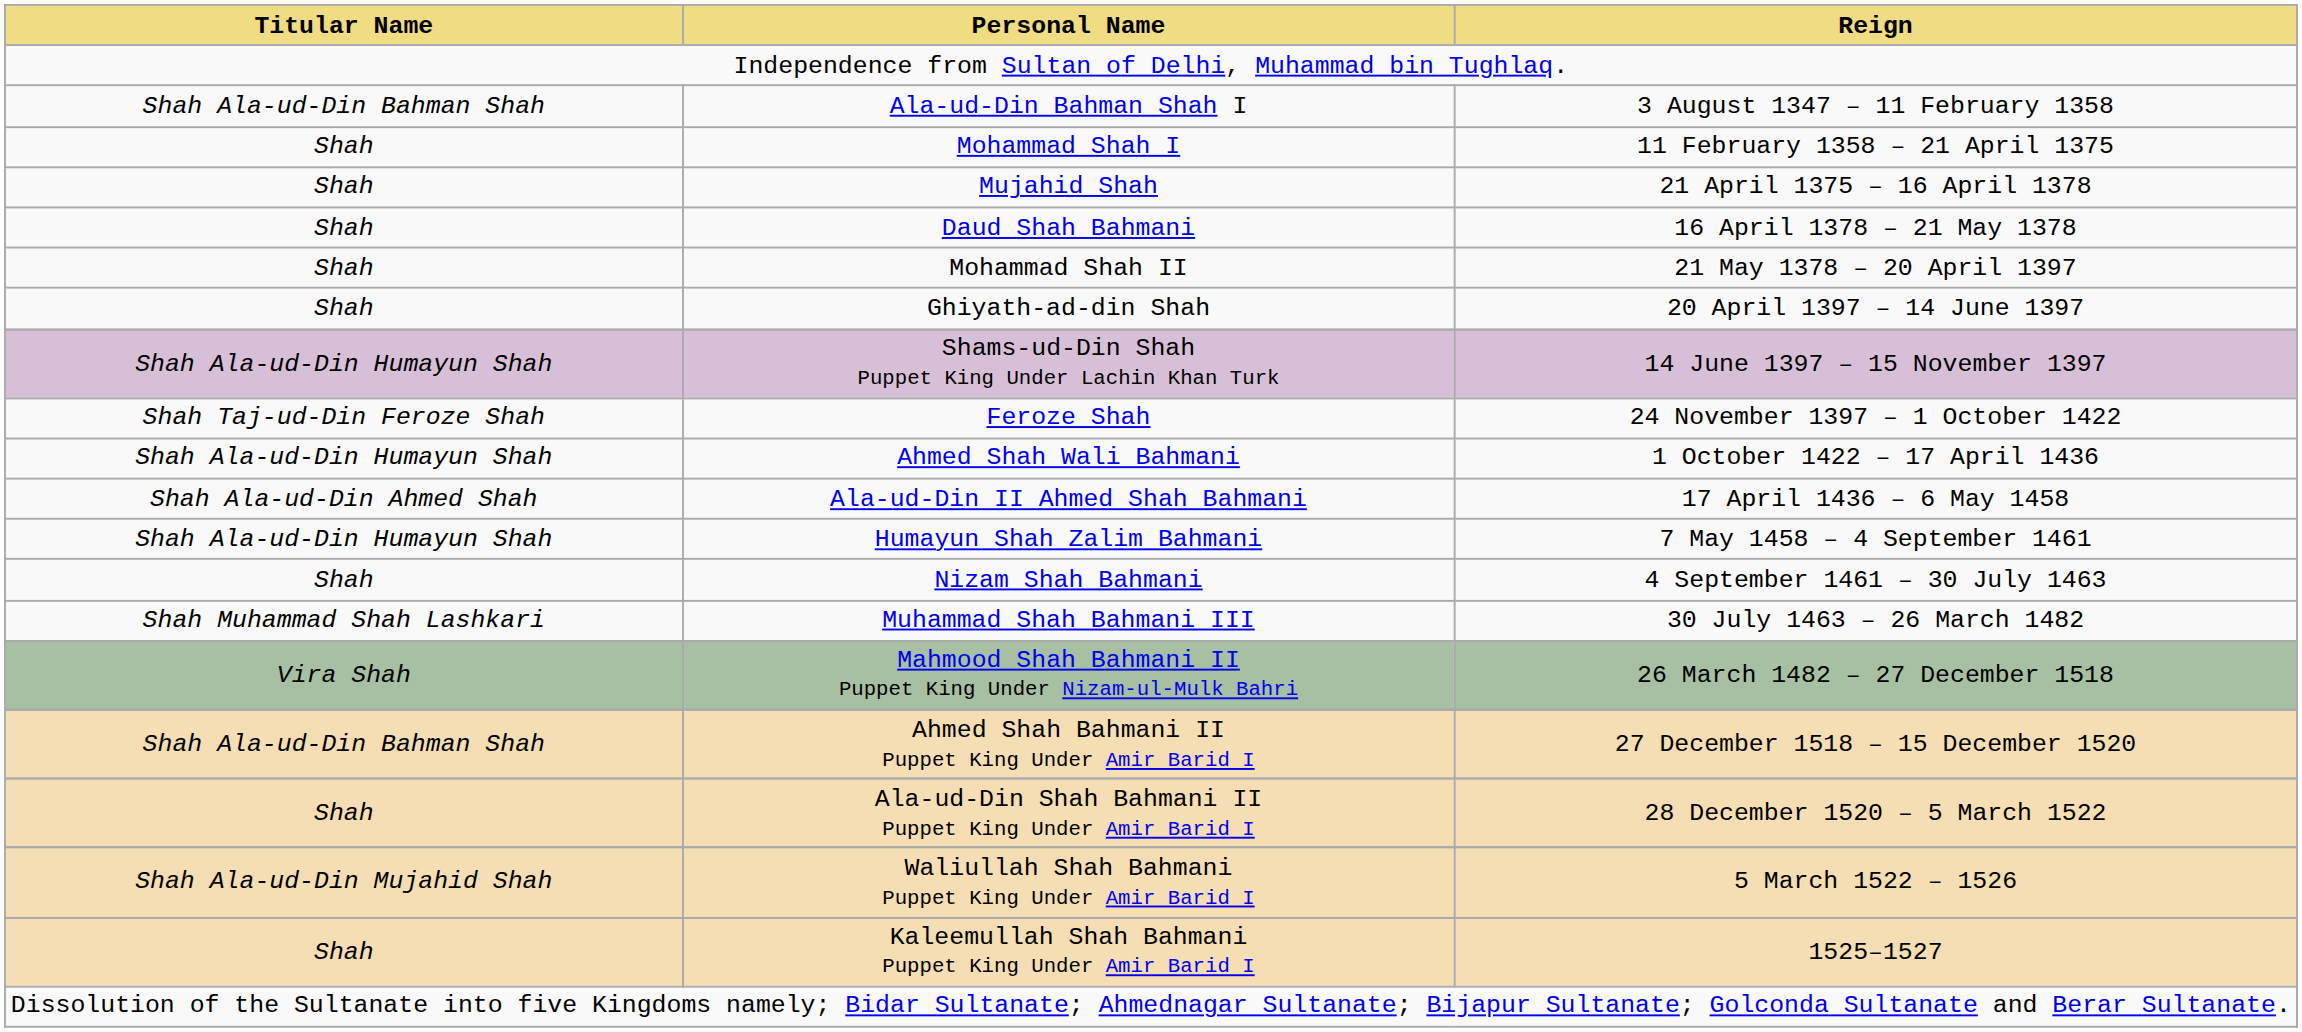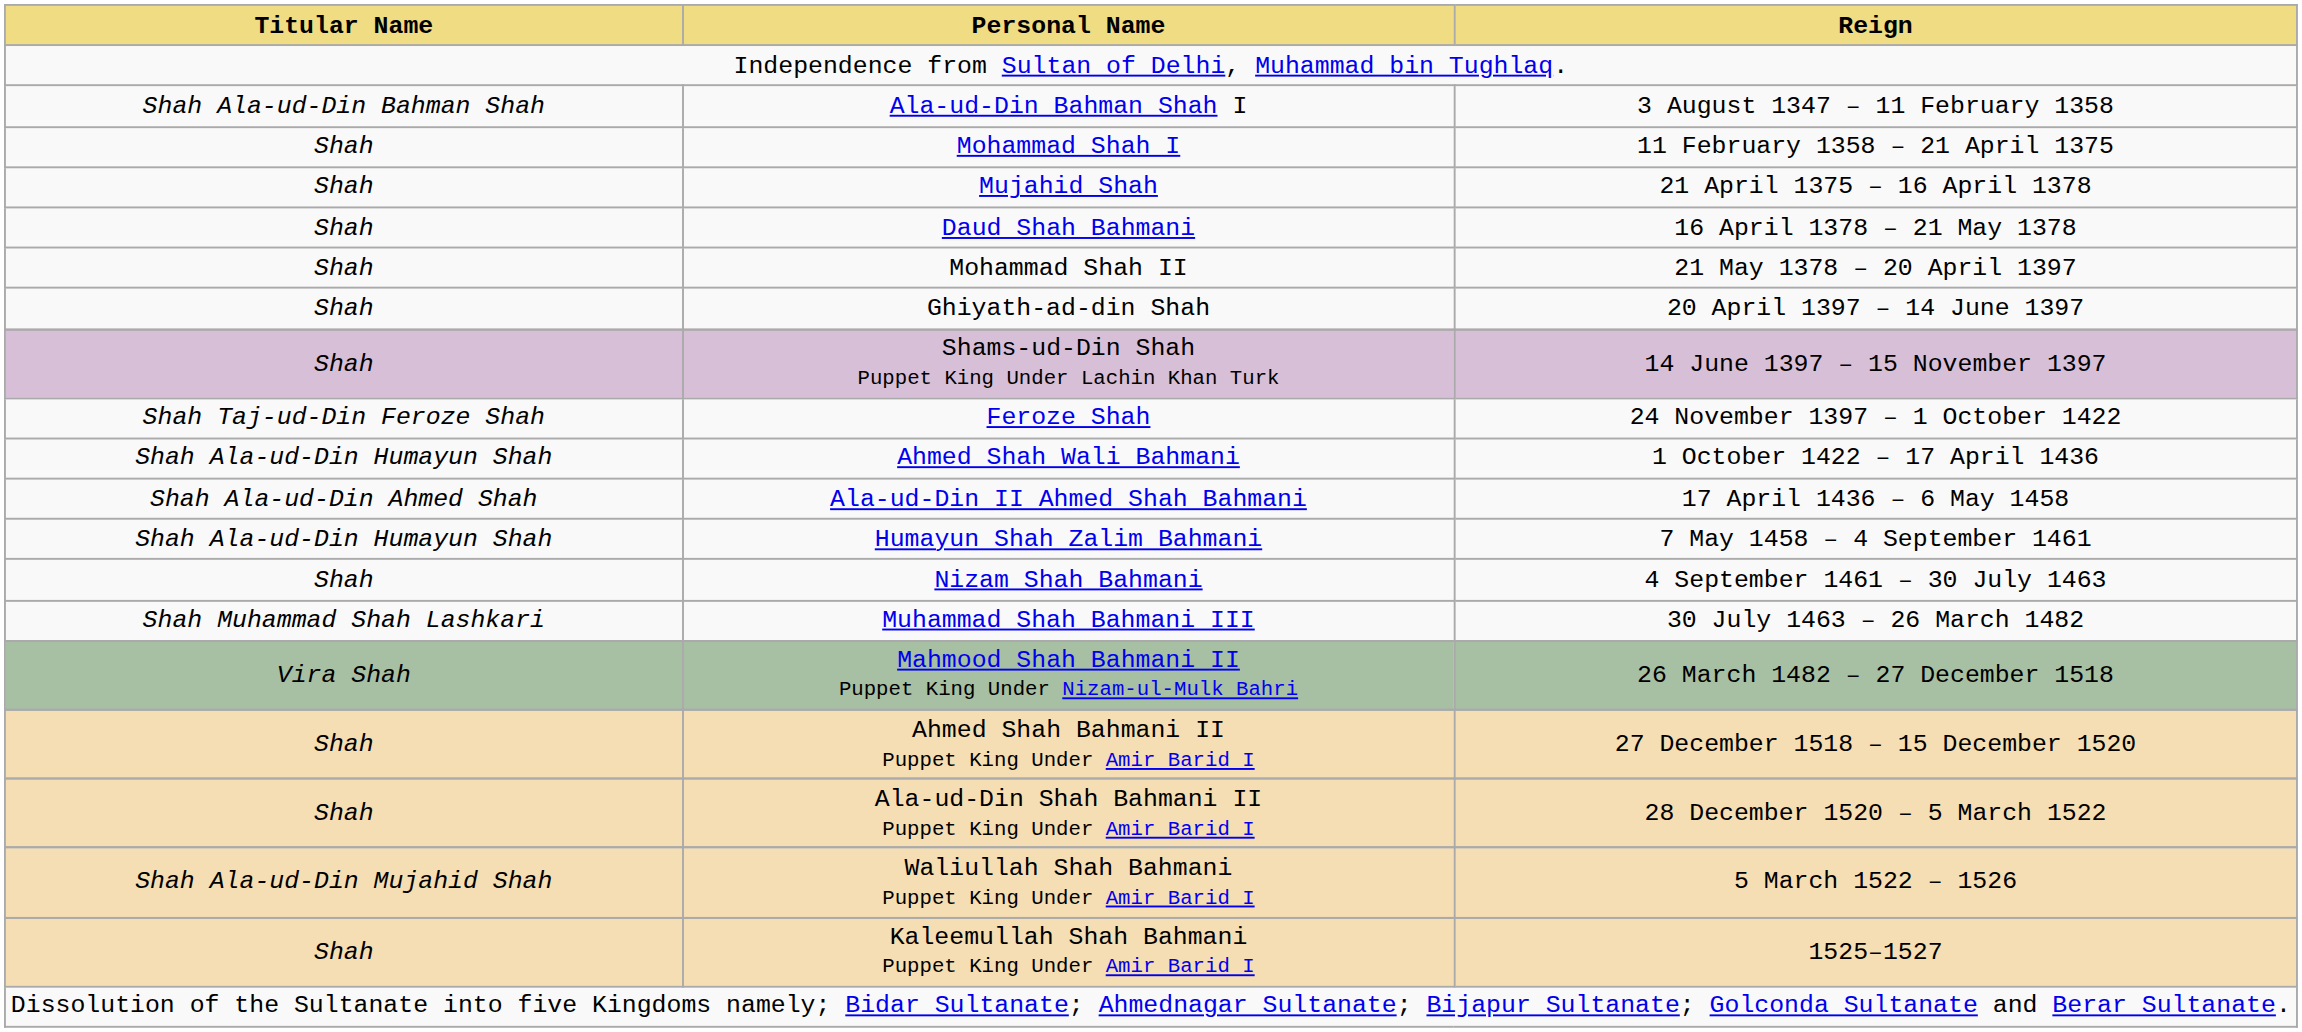(344, 363) Shah Ala-ud-Din Humayun Shah -> (344, 363) Shah
(344, 744) Shah Ala-ud-Din Bahman Shah -> (344, 744) Shah
